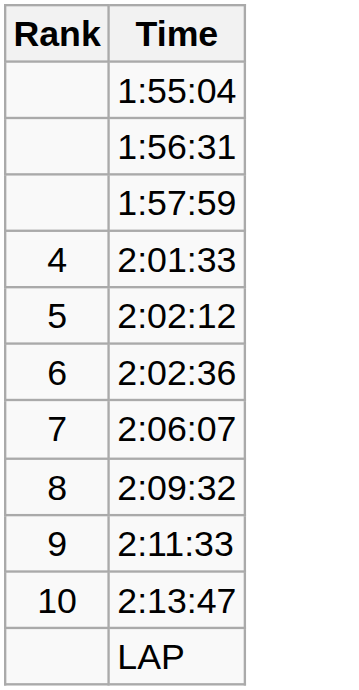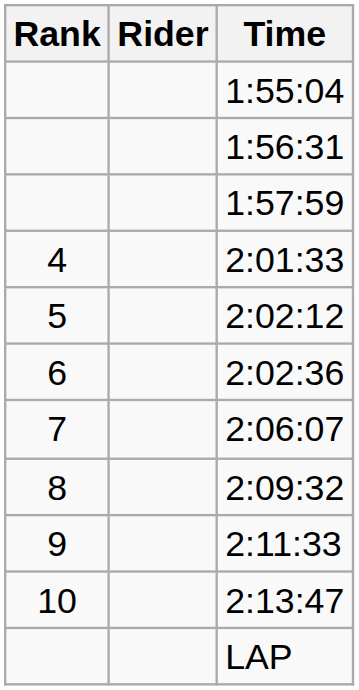+ column: (163, 34)
